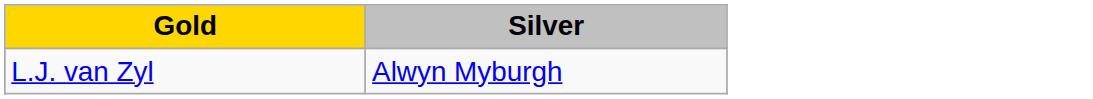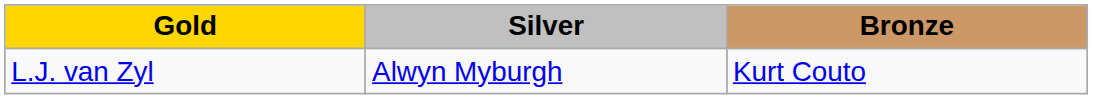+ column: (907, 26)
